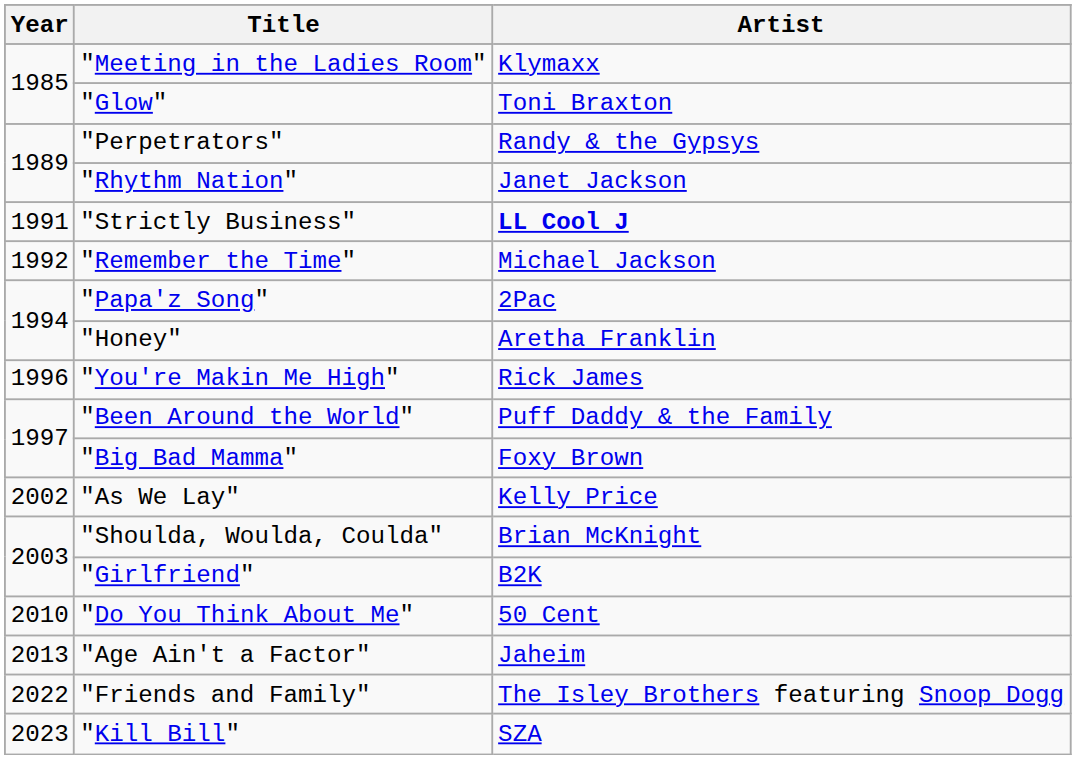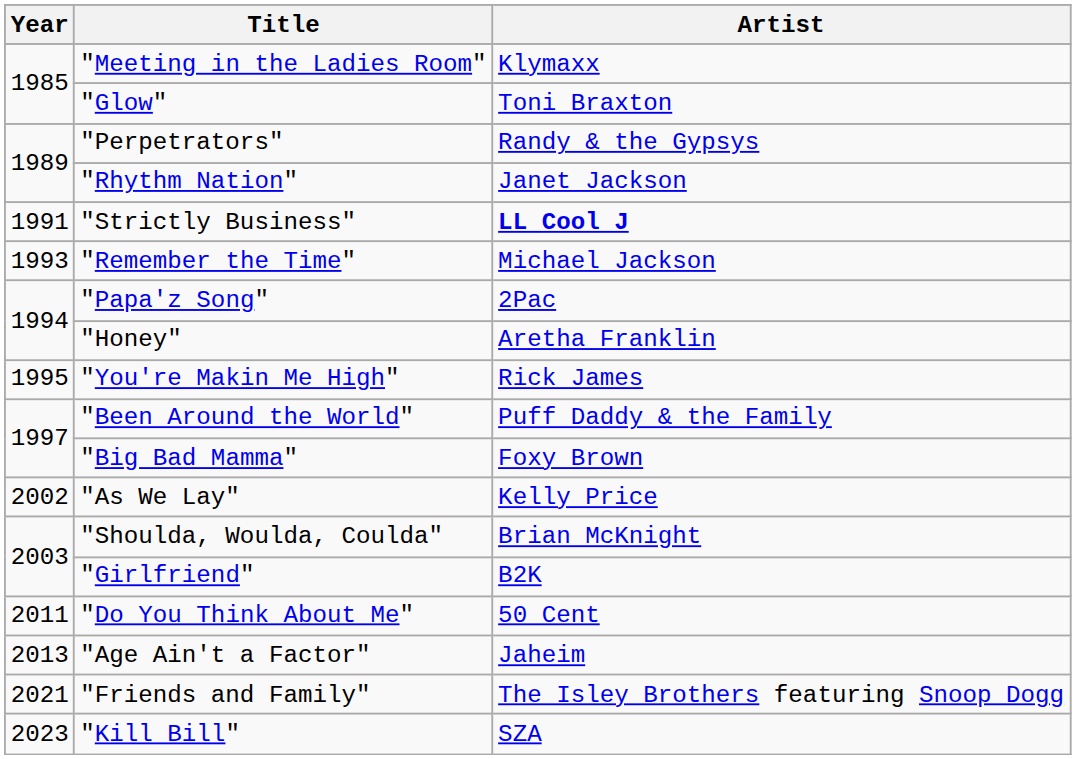(40, 261) 1992 -> (40, 261) 1993
(40, 379) 1996 -> (40, 379) 1995
(40, 616) 2010 -> (40, 616) 2011
(40, 695) 2022 -> (40, 695) 2021
